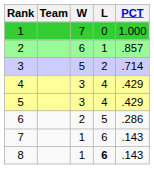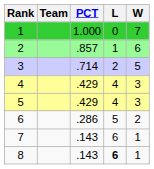columns swapped: (82, 13) <-> (132, 13)
